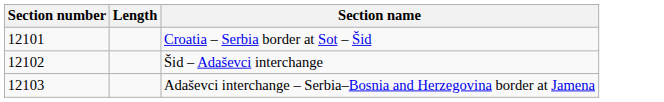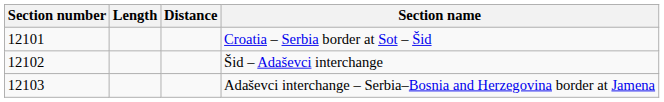+ column: (191, 16)
